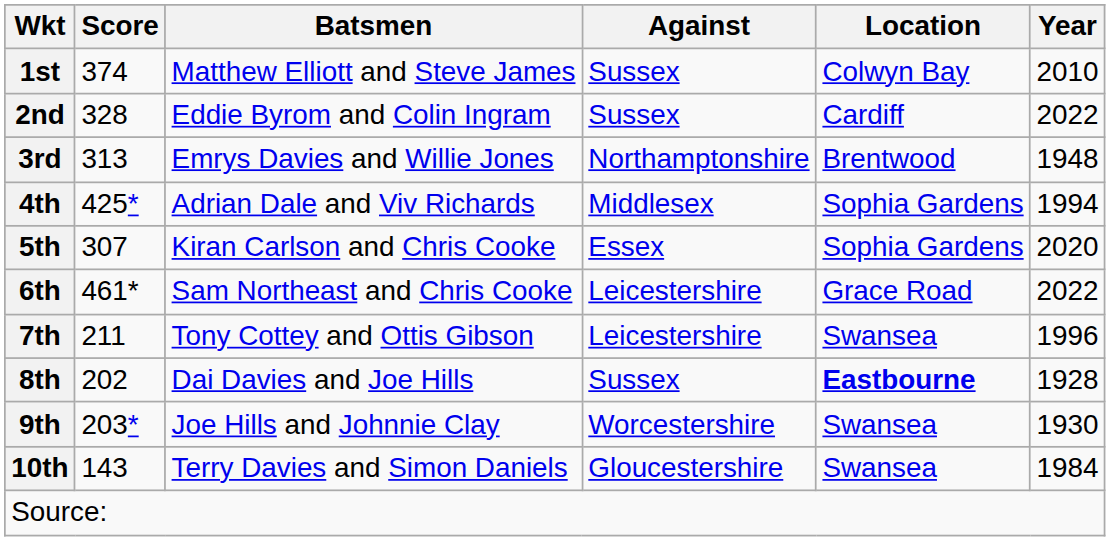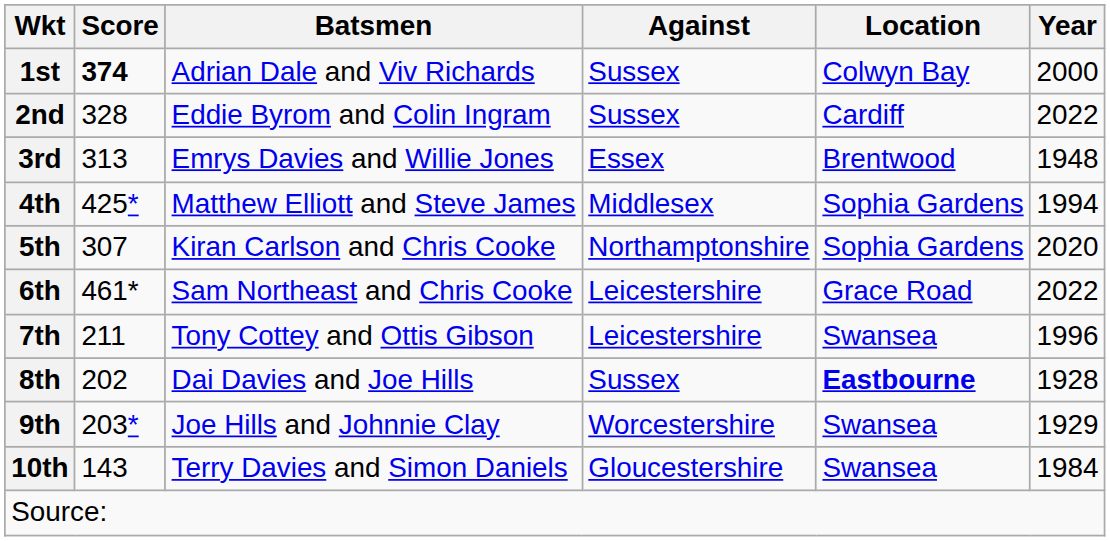(105, 70) normal -> (105, 70) bold
(374, 70) Matthew Elliott and Steve James -> (353, 70) Adrian Dale and Viv Richards
(1067, 70) 2010 -> (1067, 70) 2000
(699, 159) Northamptonshire -> (626, 159) Essex
(353, 203) Adrian Dale and Viv Richards -> (374, 203) Matthew Elliott and Steve James
(626, 247) Essex -> (699, 247) Northamptonshire
(1067, 423) 1930 -> (1067, 423) 1929
